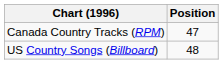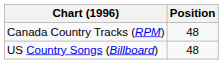(193, 31) 47 -> (193, 31) 48
